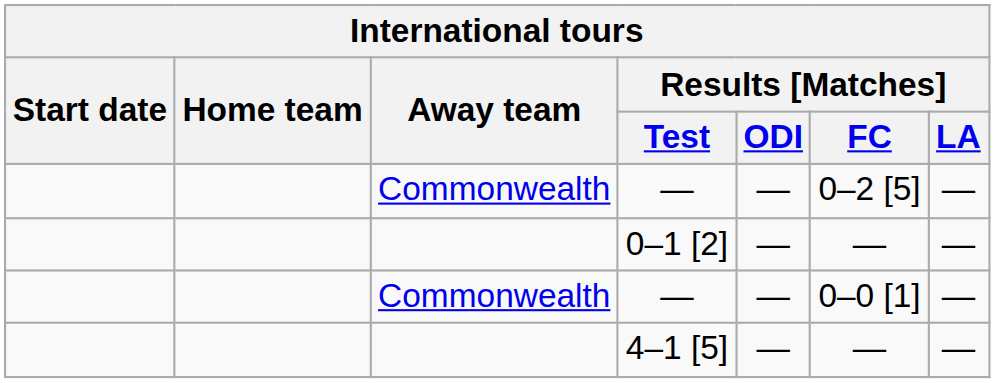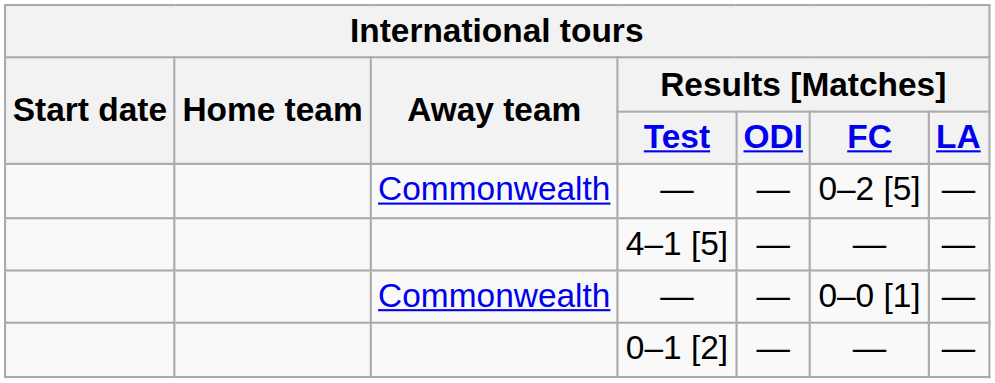rows swapped: (494, 350) <-> (494, 244)
